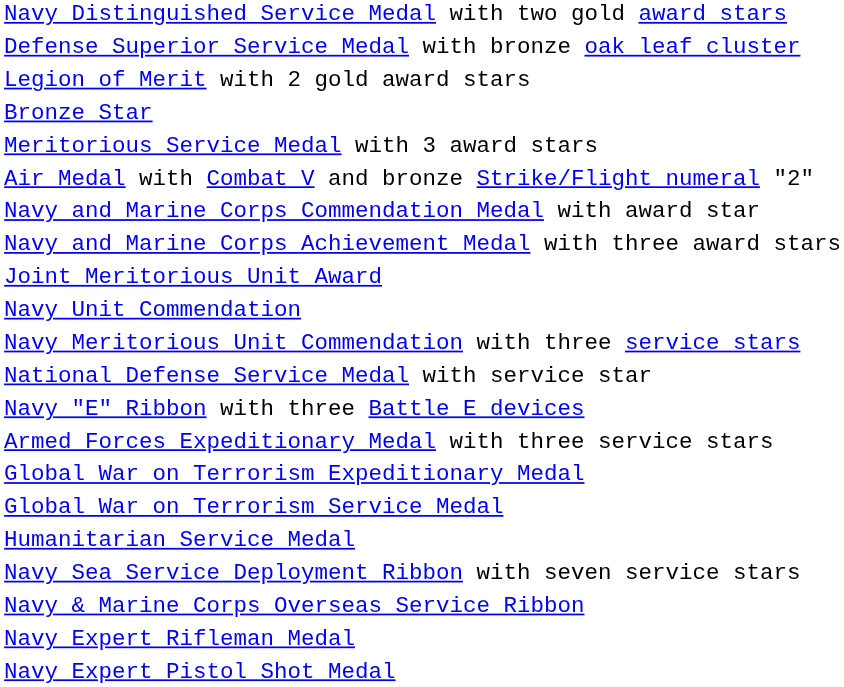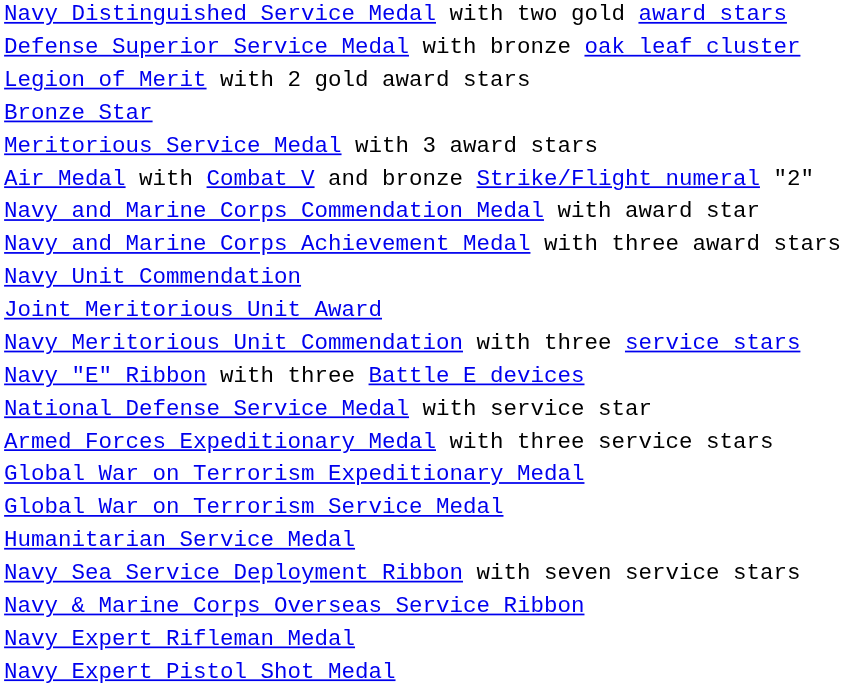rows swapped: (193, 277) <-> (153, 310)
rows swapped: (294, 409) <-> (328, 376)
